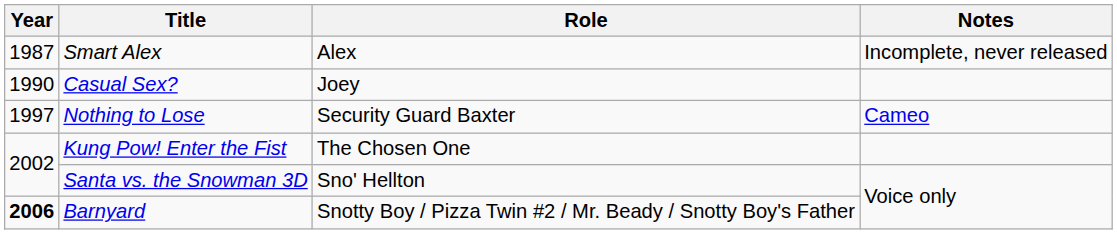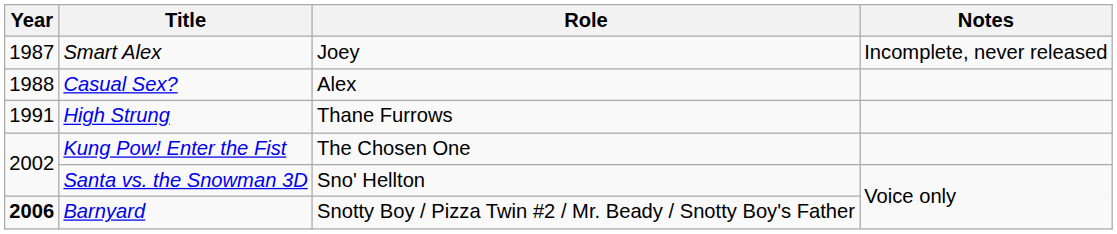(337, 52) Alex -> (338, 52) Joey
(32, 84) 1990 -> (32, 84) 1988
(338, 84) Joey -> (337, 84) Alex
+ row: (117, 116)
- row: (134, 116)
